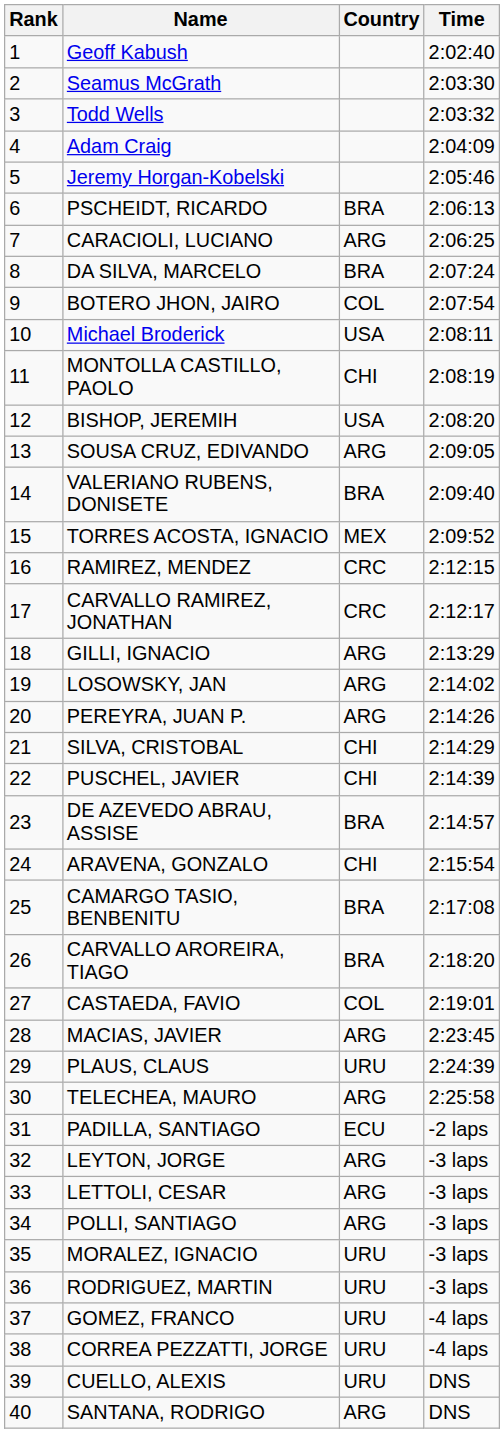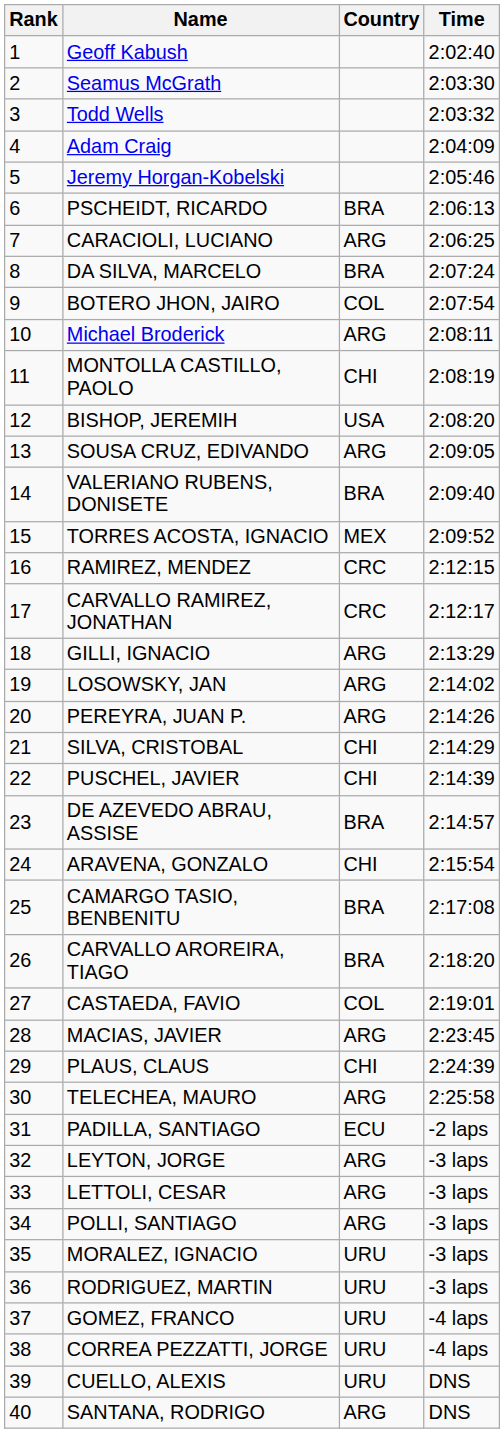(364, 334) USA -> (365, 334) ARG
(365, 1066) URU -> (360, 1066) CHI
